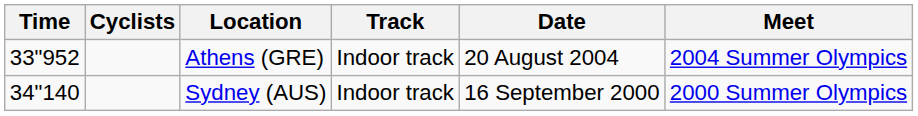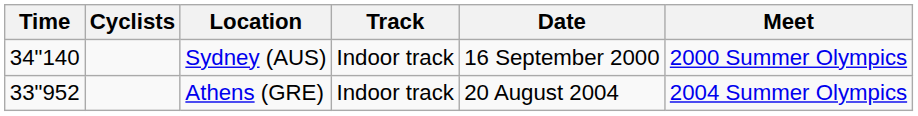rows swapped: (256, 92) <-> (255, 57)
